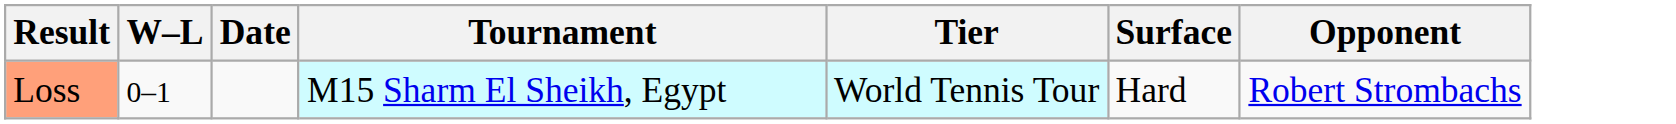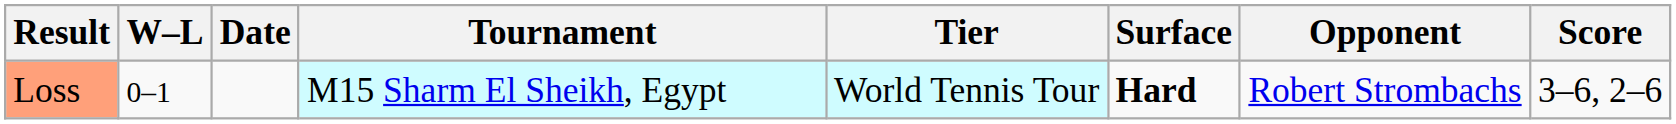+ column: (1600, 32)
(1151, 88) normal -> (1156, 88) bold
